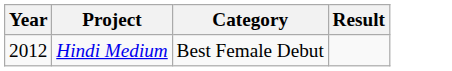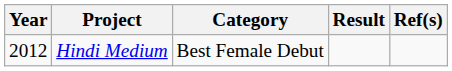+ column: (418, 19)
